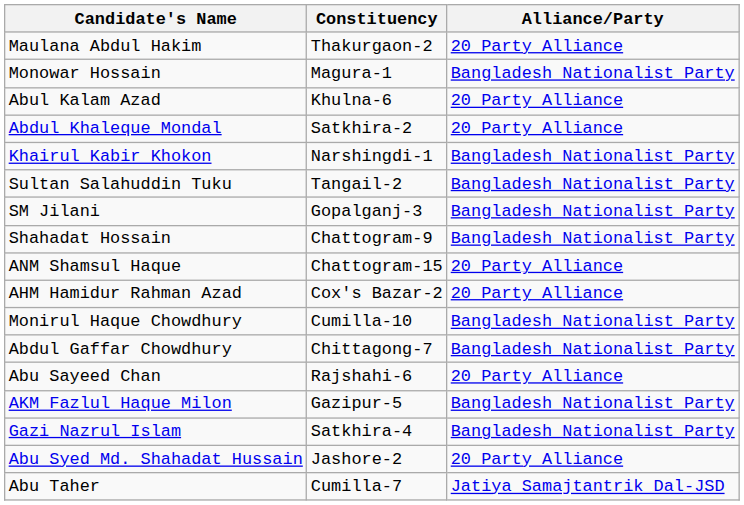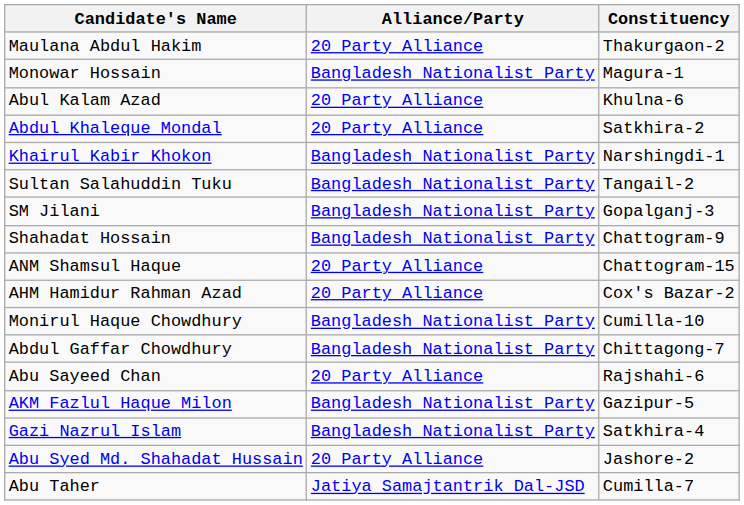columns swapped: (377, 18) <-> (593, 18)
